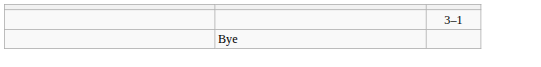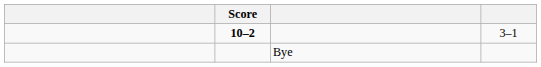+ column: (243, 14)
